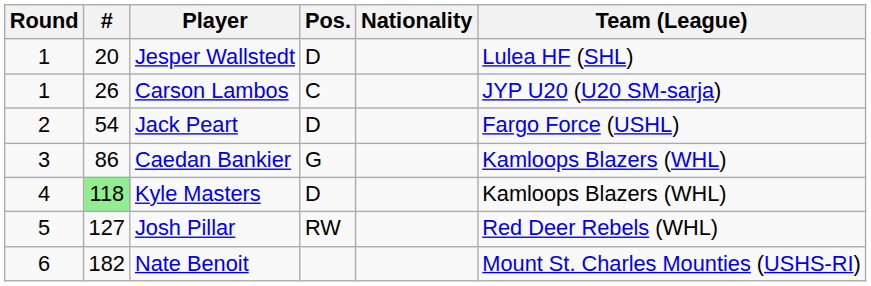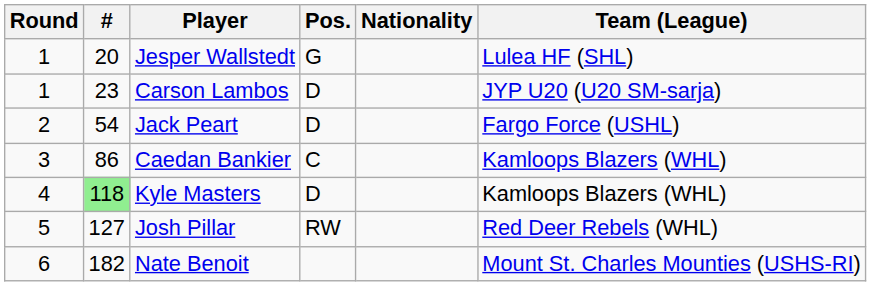(313, 56) D -> (313, 56) G
(107, 90) 26 -> (107, 90) 23
(313, 90) C -> (313, 90) D
(313, 159) G -> (313, 159) C
